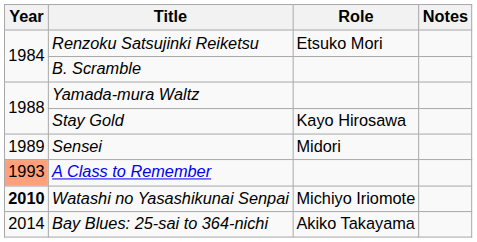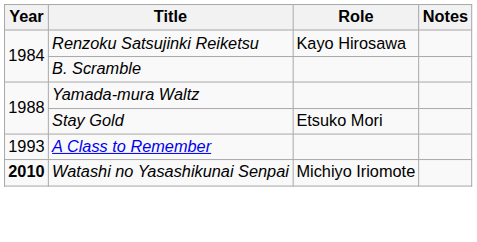(340, 43) Etsuko Mori -> (351, 43) Kayo Hirosawa
(351, 120) Kayo Hirosawa -> (340, 120) Etsuko Mori
- row: (77, 146)
(26, 172) lightsalmon background -> (26, 146) no background
- row: (160, 224)
